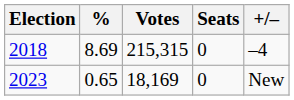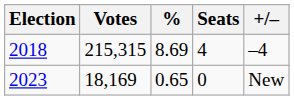columns swapped: (157, 19) <-> (101, 19)
(202, 49) 0 -> (202, 49) 4
